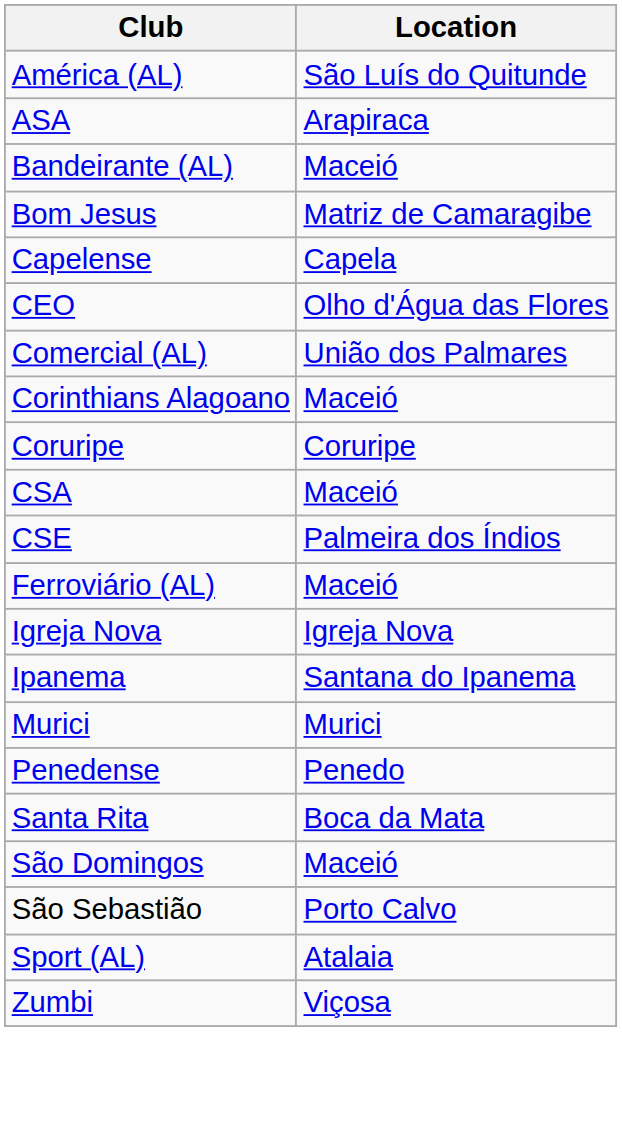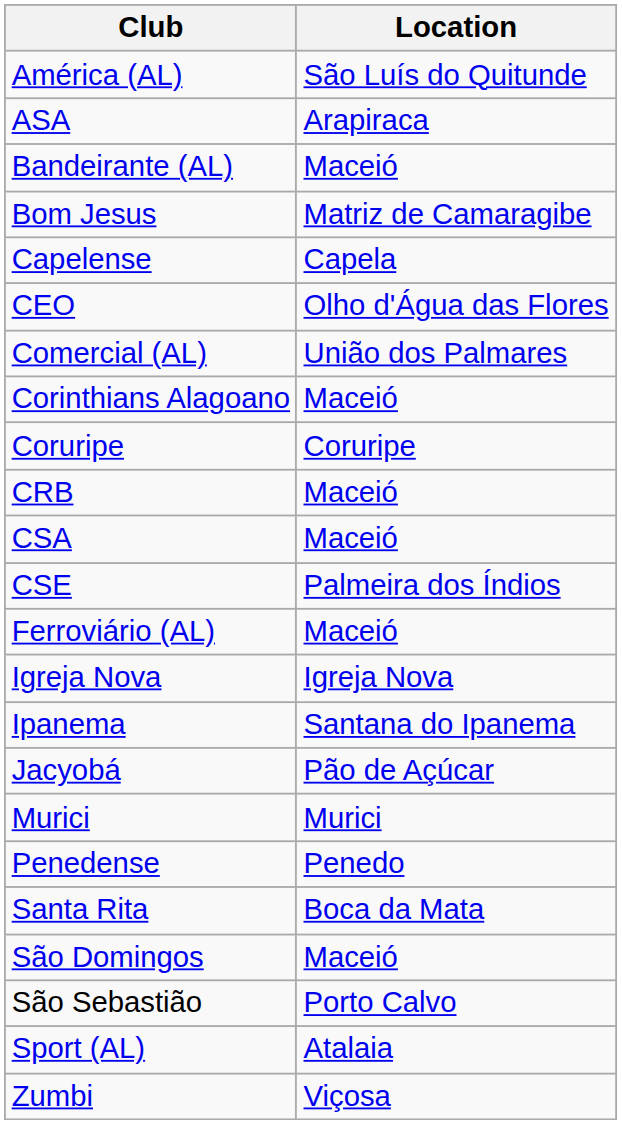+ row: (43, 492)
+ row: (66, 770)
